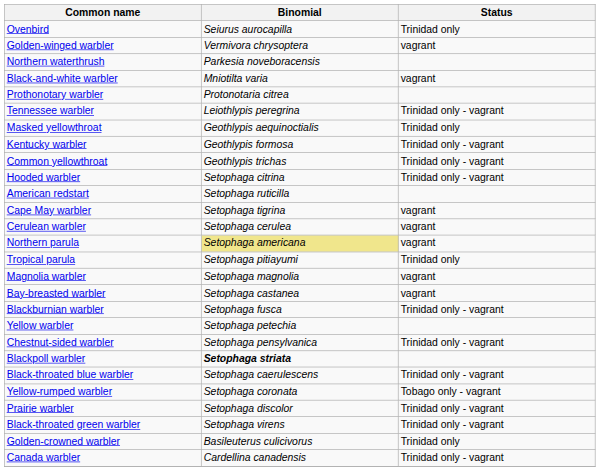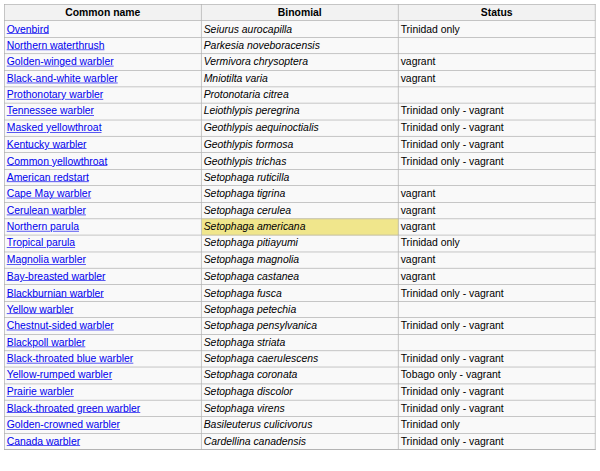rows swapped: (56, 62) <-> (60, 45)
(430, 128) Trinidad only -> (452, 128) Trinidad only - vagrant
- row: (43, 177)
(247, 359) bold -> (244, 342) normal
